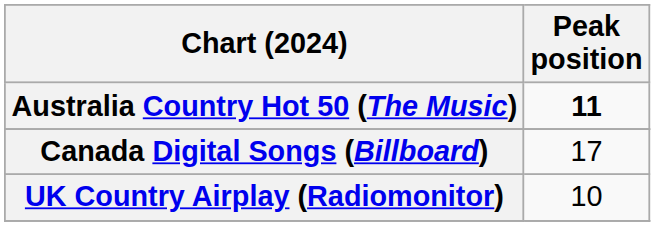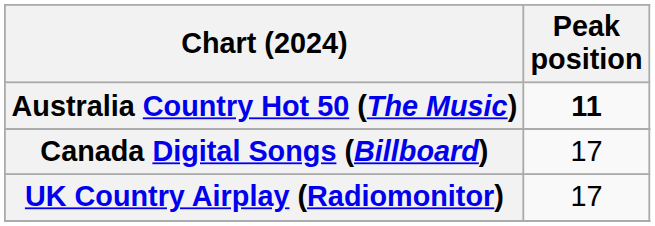(586, 196) 10 -> (586, 196) 17
